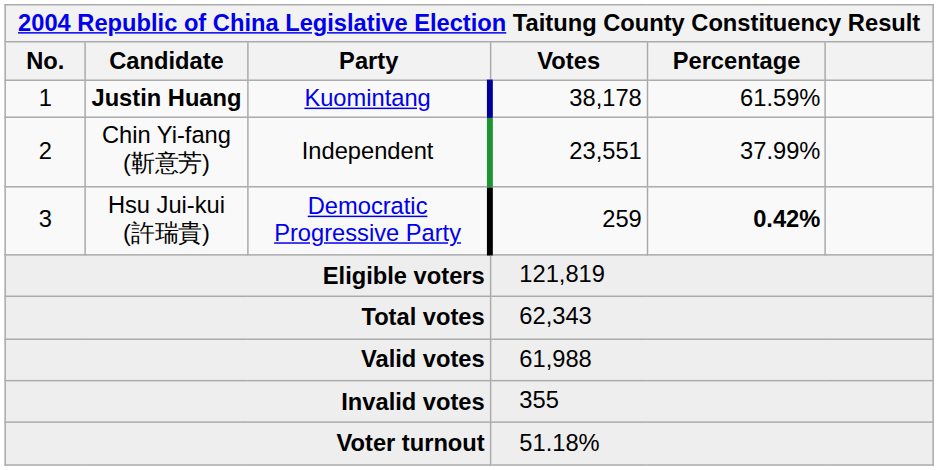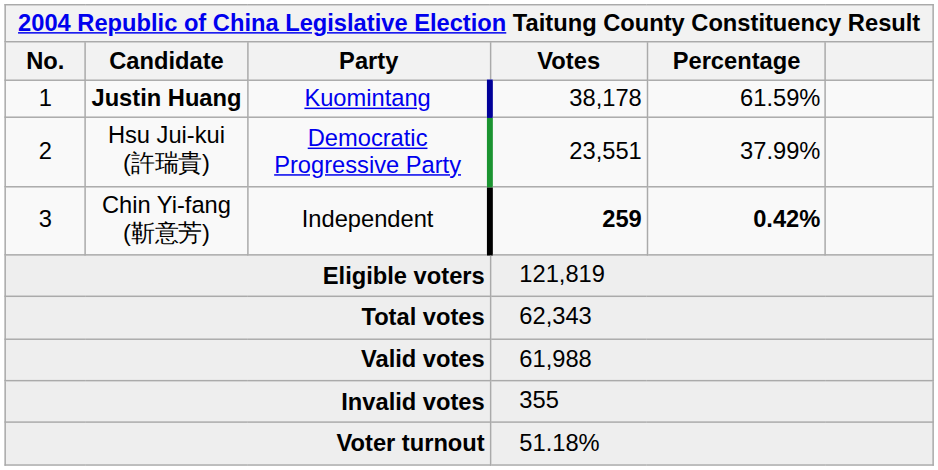(166, 150) Chin Yi-fang (靳意芳) -> (166, 150) Hsu Jui-kui (許瑞貴)
(368, 151) Independent -> (368, 151) Democratic Progressive Party
(166, 218) Hsu Jui-kui (許瑞貴) -> (166, 218) Chin Yi-fang (靳意芳)
(368, 220) Democratic Progressive Party -> (368, 220) Independent
(622, 220) normal -> (622, 220) bold
